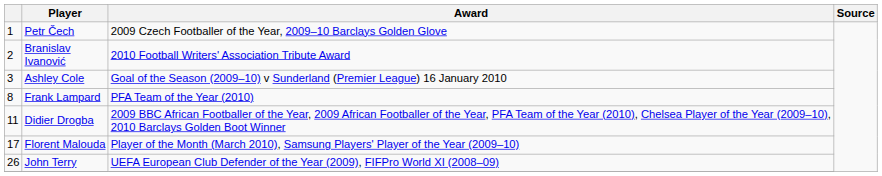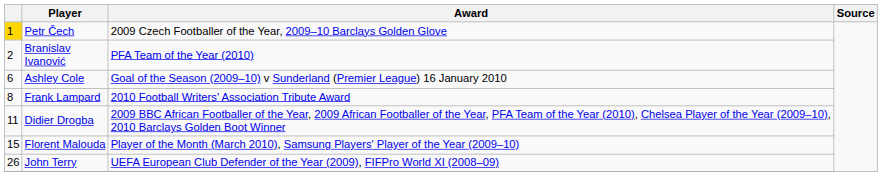(10, 31) no background -> (10, 31) gold background
(230, 55) 2010 Football Writers' Association Tribute Award -> (182, 55) PFA Team of the Year (2010)
(10, 79) 3 -> (10, 79) 6
(182, 97) PFA Team of the Year (2010) -> (230, 97) 2010 Football Writers' Association Tribute Award
(13, 145) 17 -> (13, 145) 15
